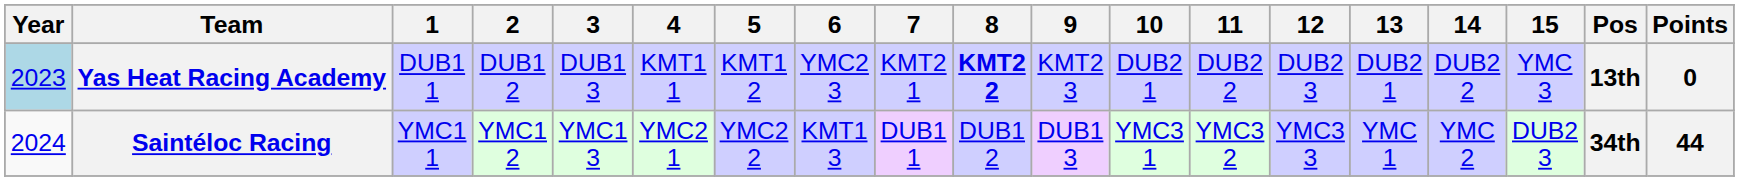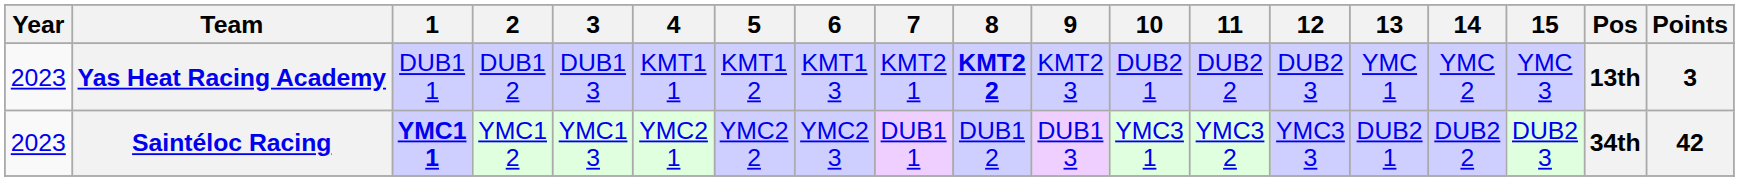(38, 77) lightblue background -> (38, 77) no background
(835, 77) YMC2 3 -> (835, 77) KMT1 3
(1390, 77) DUB2 1 -> (1390, 77) YMC 1
(1467, 77) DUB2 2 -> (1467, 77) YMC 2
(1690, 77) 0 -> (1690, 77) 3
(38, 143) 2024 -> (38, 143) 2023
(432, 143) normal -> (432, 143) bold
(835, 143) KMT1 3 -> (835, 143) YMC2 3
(1390, 143) YMC 1 -> (1390, 143) DUB2 1
(1467, 143) YMC 2 -> (1467, 143) DUB2 2
(1690, 143) 44 -> (1690, 143) 42
